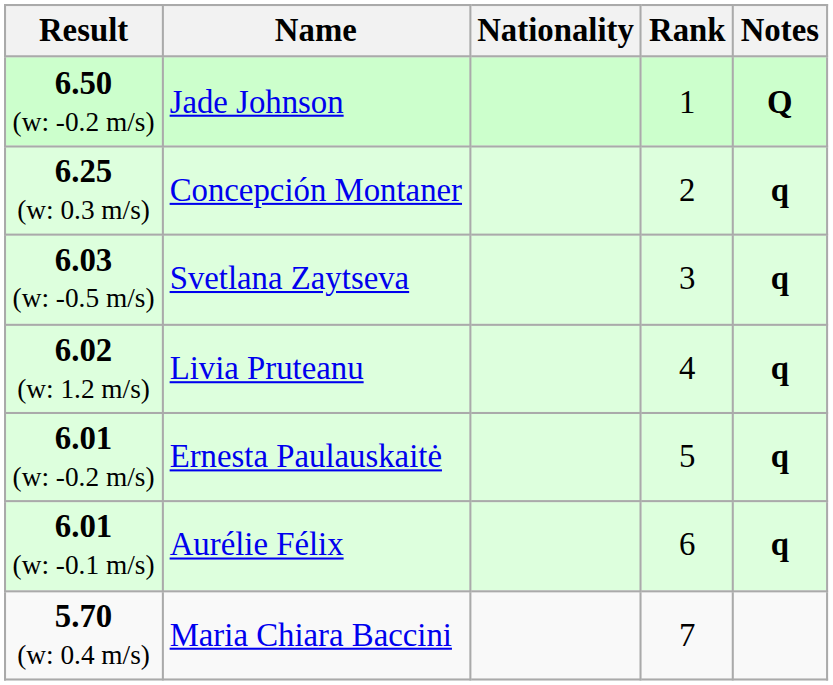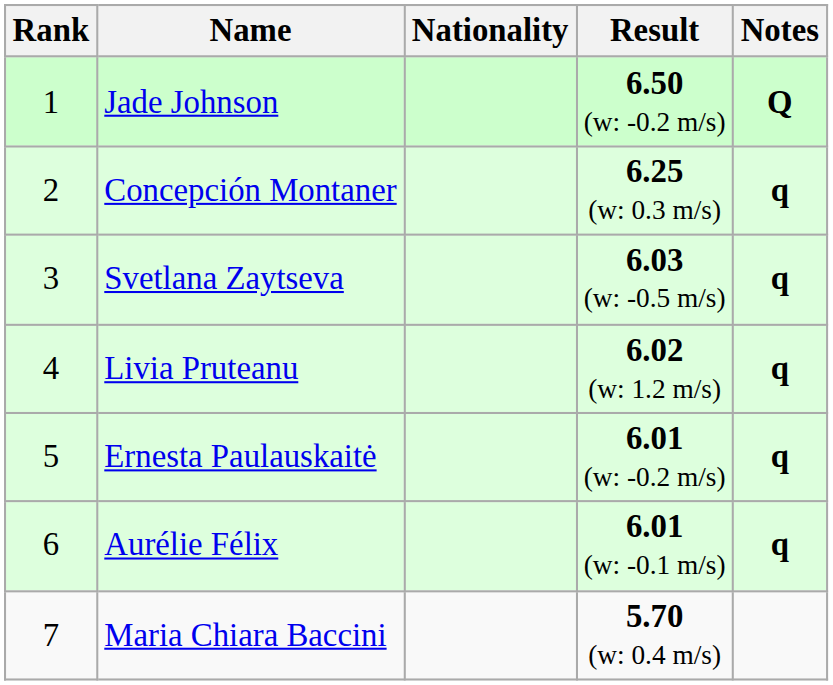columns swapped: (687, 30) <-> (84, 30)
